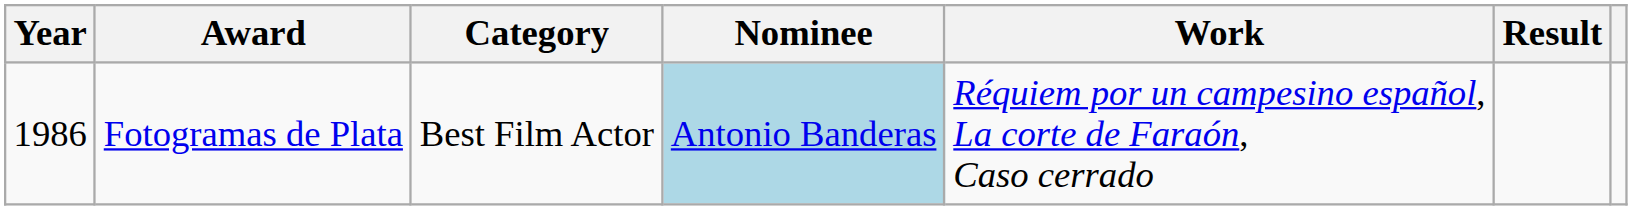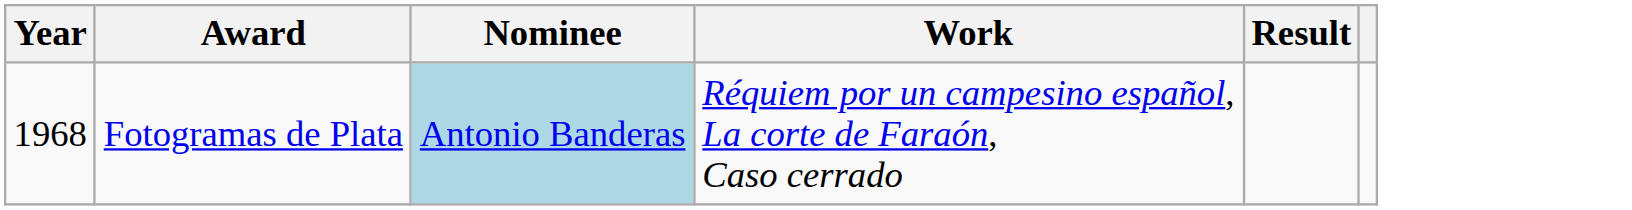- column: (537, 33)
(50, 132) 1986 -> (50, 132) 1968
